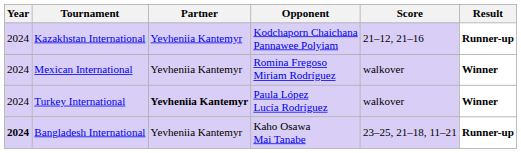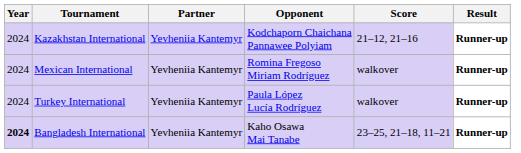(480, 70) Winner -> (482, 70) Runner-up
(199, 101) bold -> (196, 101) normal
(480, 101) Winner -> (482, 101) Runner-up
